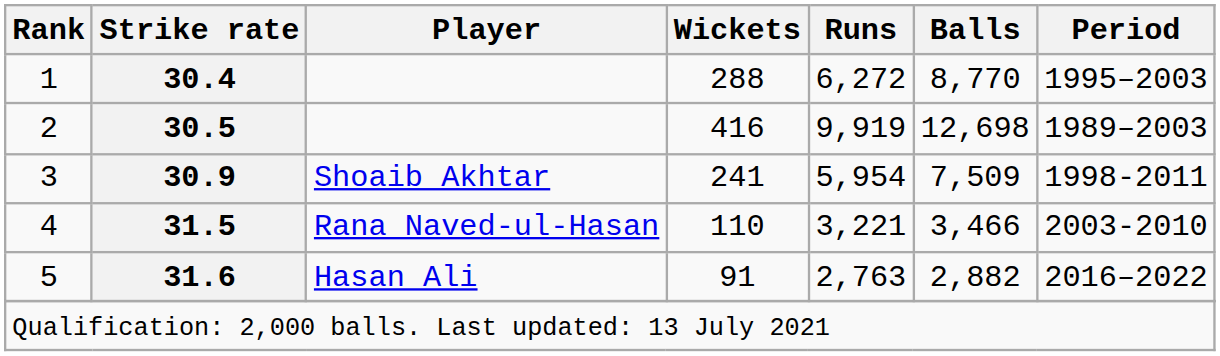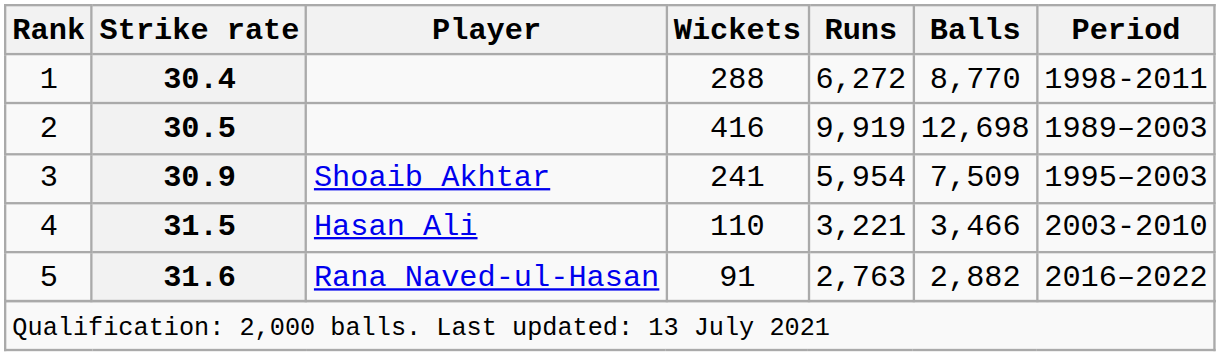(1126, 79) 1995–2003 -> (1126, 79) 1998-2011
(1126, 178) 1998-2011 -> (1126, 178) 1995–2003
(487, 227) Rana Naved-ul-Hasan -> (396, 227) Hasan Ali
(396, 277) Hasan Ali -> (487, 277) Rana Naved-ul-Hasan
